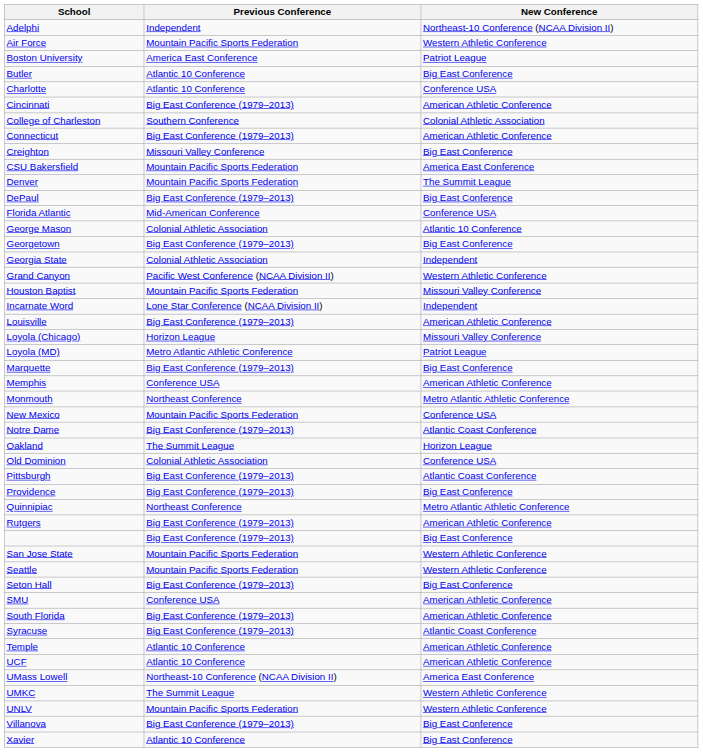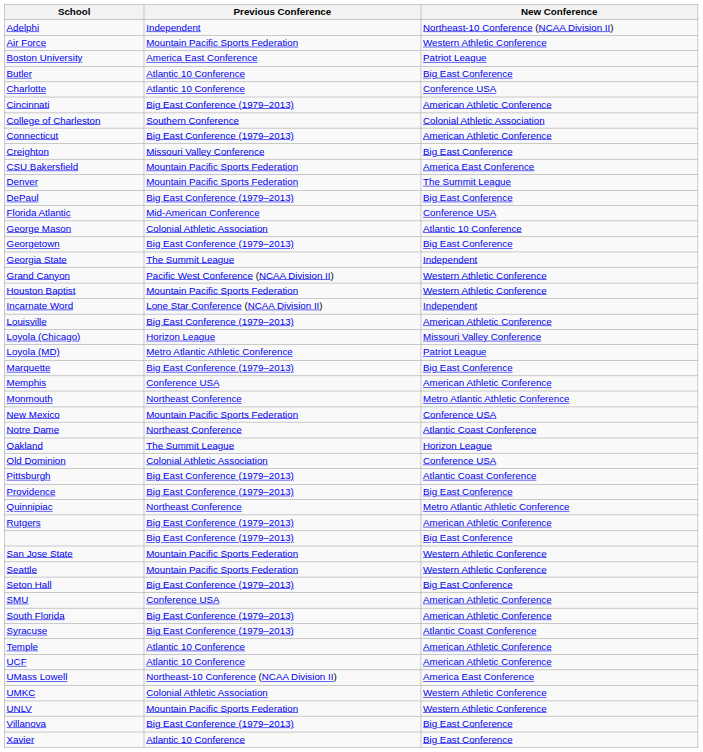(207, 259) Colonial Athletic Association -> (190, 259) The Summit League
(482, 290) Missouri Valley Conference -> (485, 290) Western Athletic Conference
(220, 430) Big East Conference (1979–2013) -> (194, 430) Northeast Conference
(190, 693) The Summit League -> (207, 693) Colonial Athletic Association
